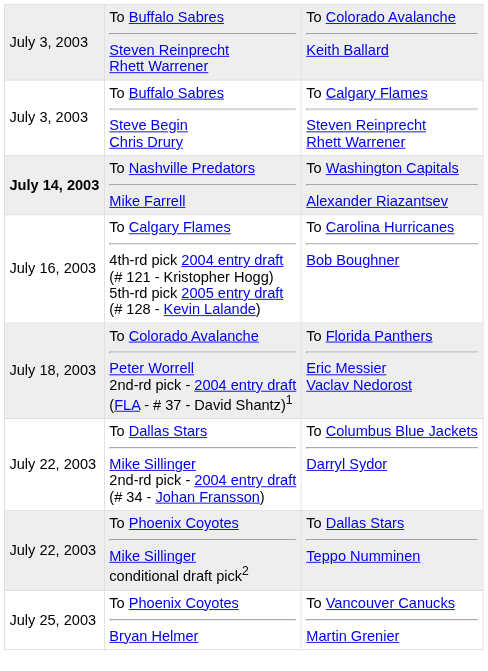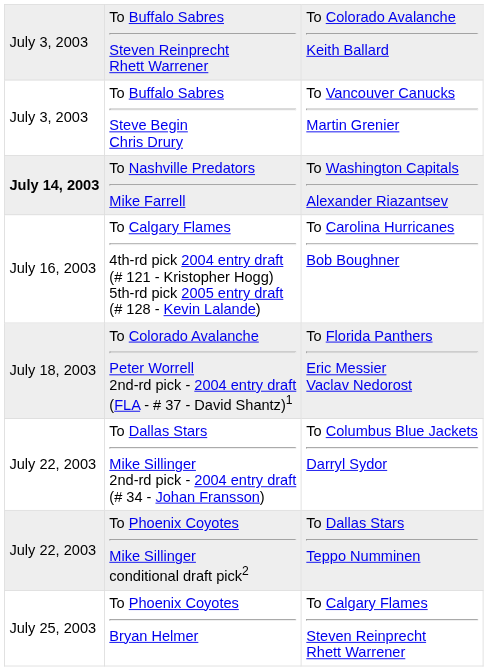(392, 117) To Calgary Flames Steven Reinprecht Rhett Warrener -> (392, 109) To Vancouver Canucks Martin Grenier
(392, 619) To Vancouver Canucks Martin Grenier -> (392, 627) To Calgary Flames Steven Reinprecht Rhett Warrener
